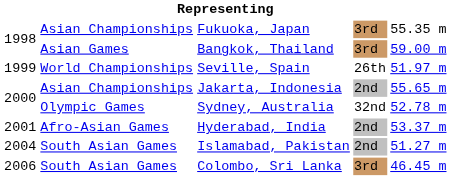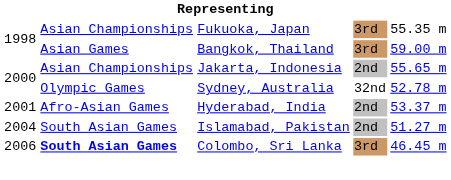- row: (253, 69)
(109, 166) normal -> (109, 147) bold
